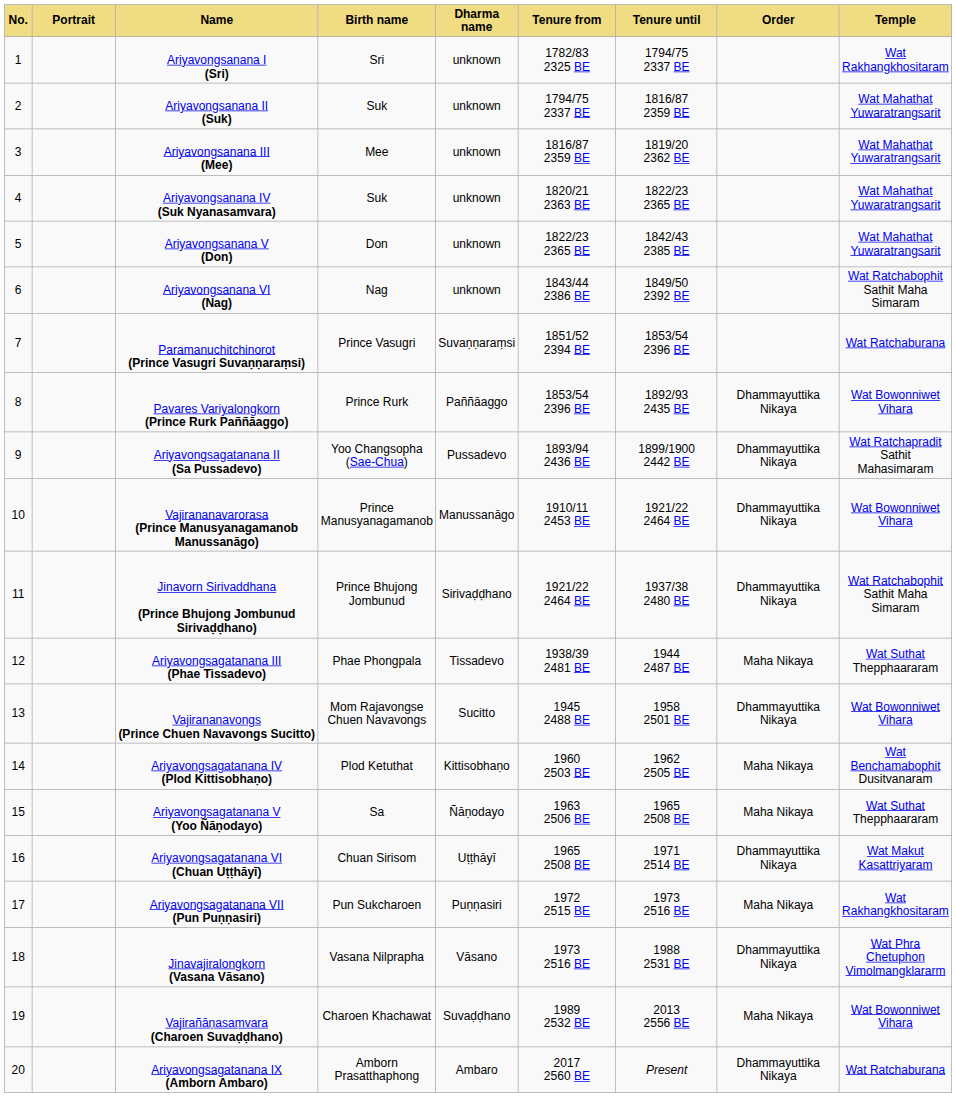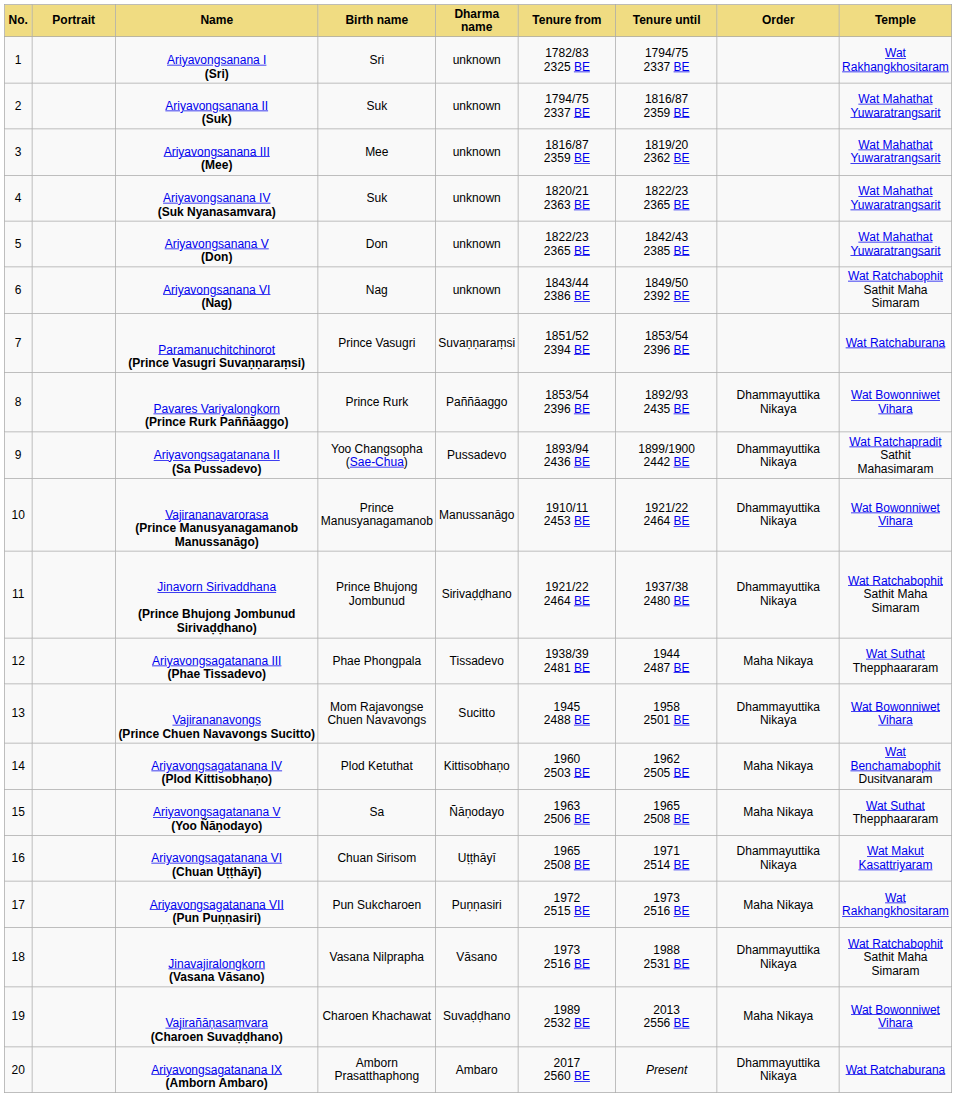(895, 957) Wat Phra Chetuphon Vimolmangklararm -> (895, 957) Wat Ratchabophit Sathit Maha Simaram
